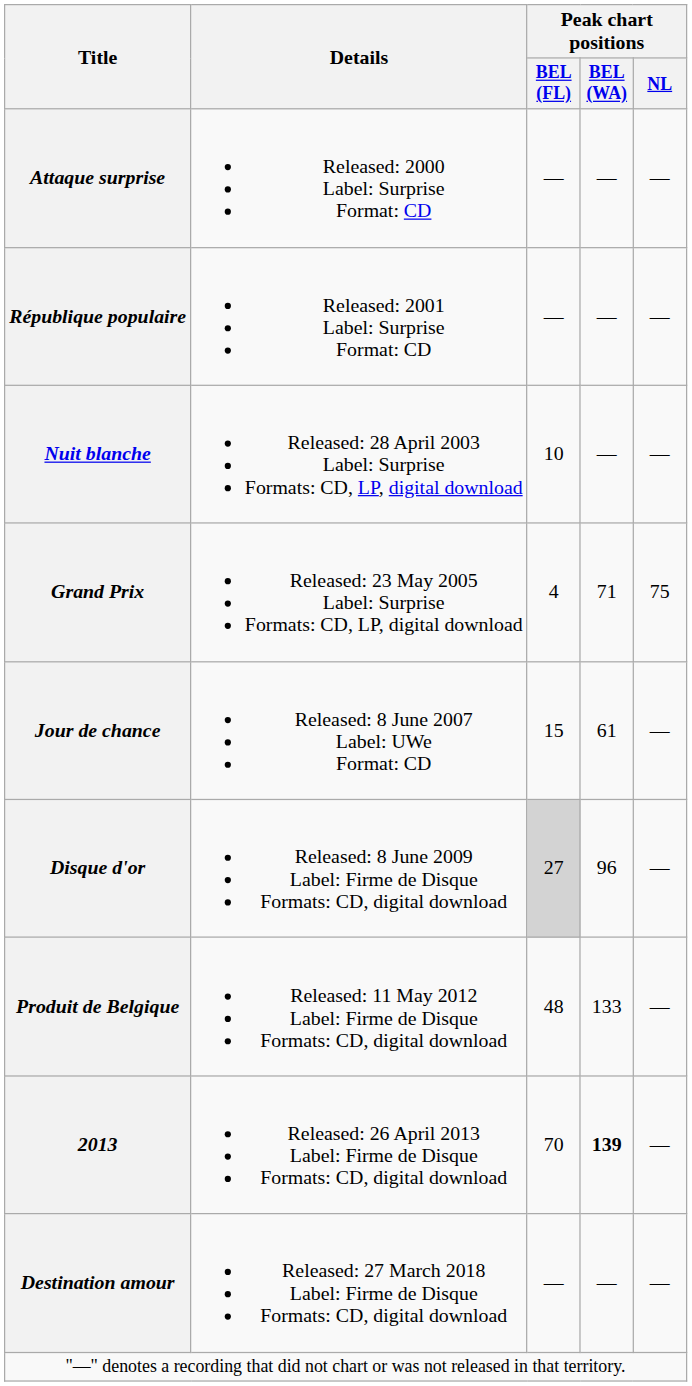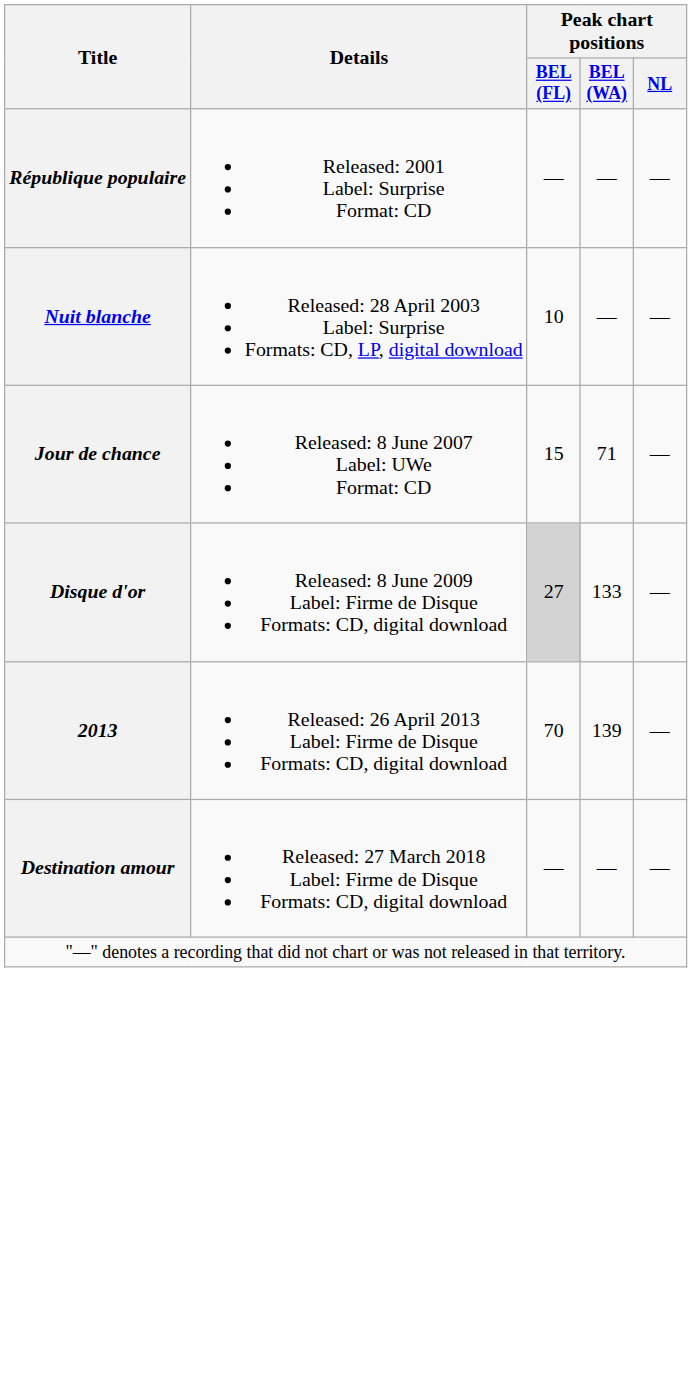- row: (98, 177)
- row: (98, 592)
(607, 730) 61 -> (607, 454) 71
(607, 868) 96 -> (607, 592) 133
- row: (98, 1006)
(607, 1144) bold -> (607, 730) normal
